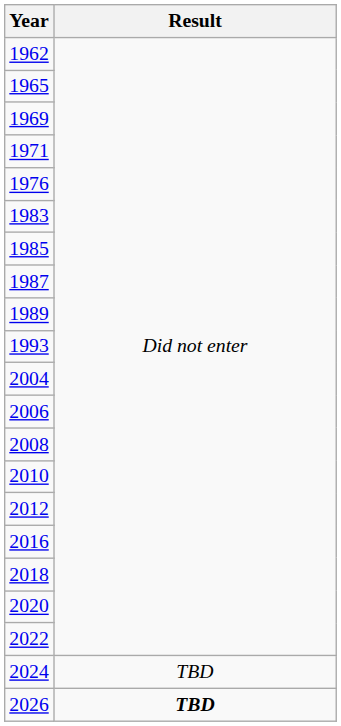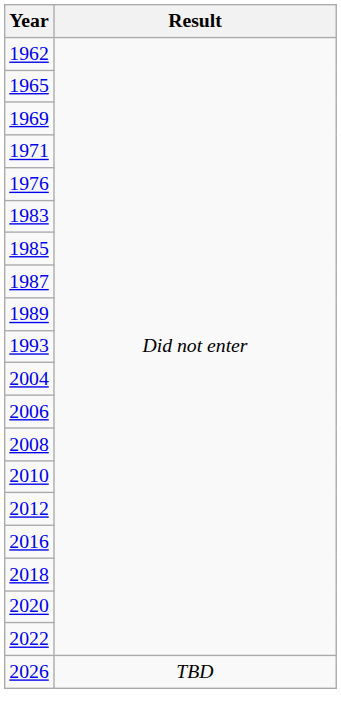- row: (29, 671)
(195, 704) bold -> (195, 671) normal
